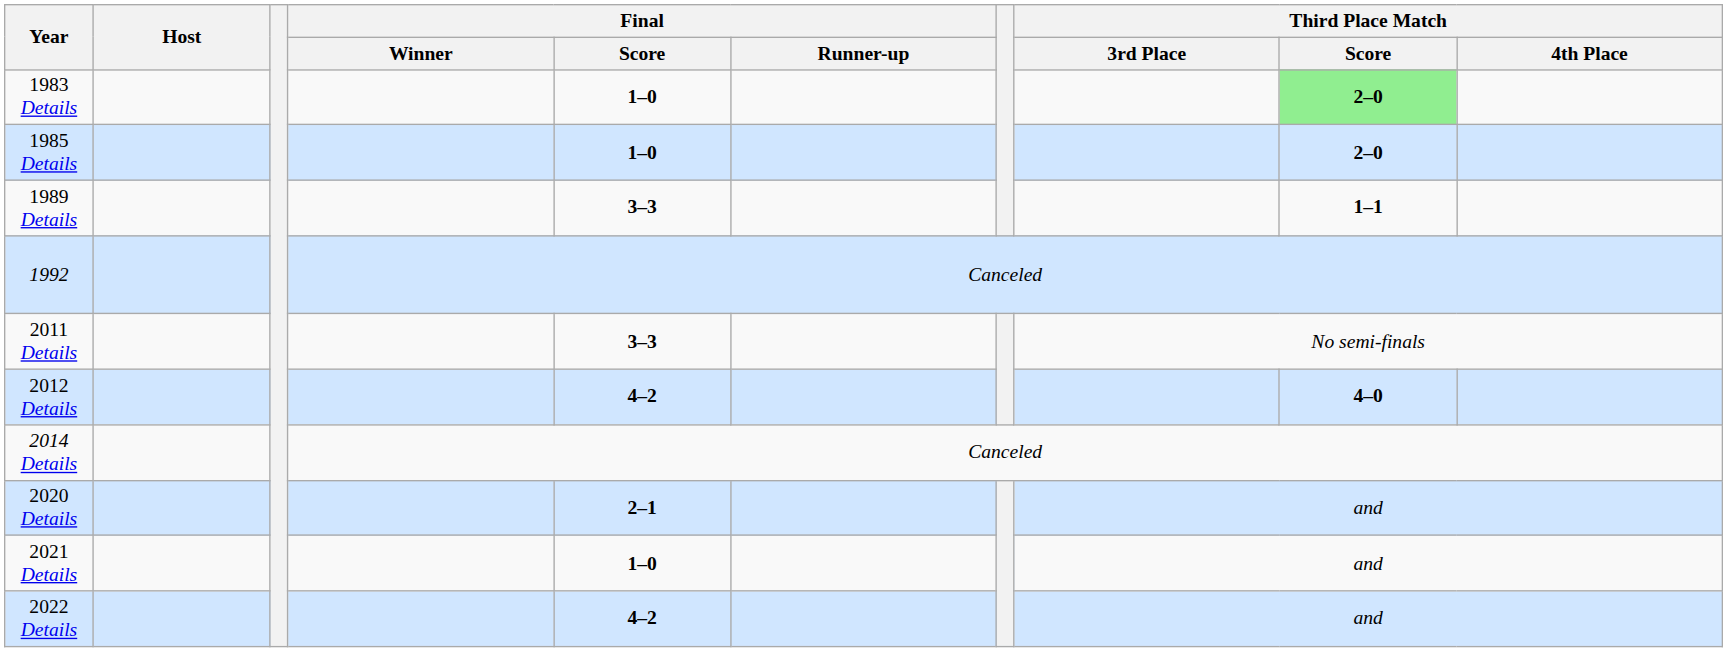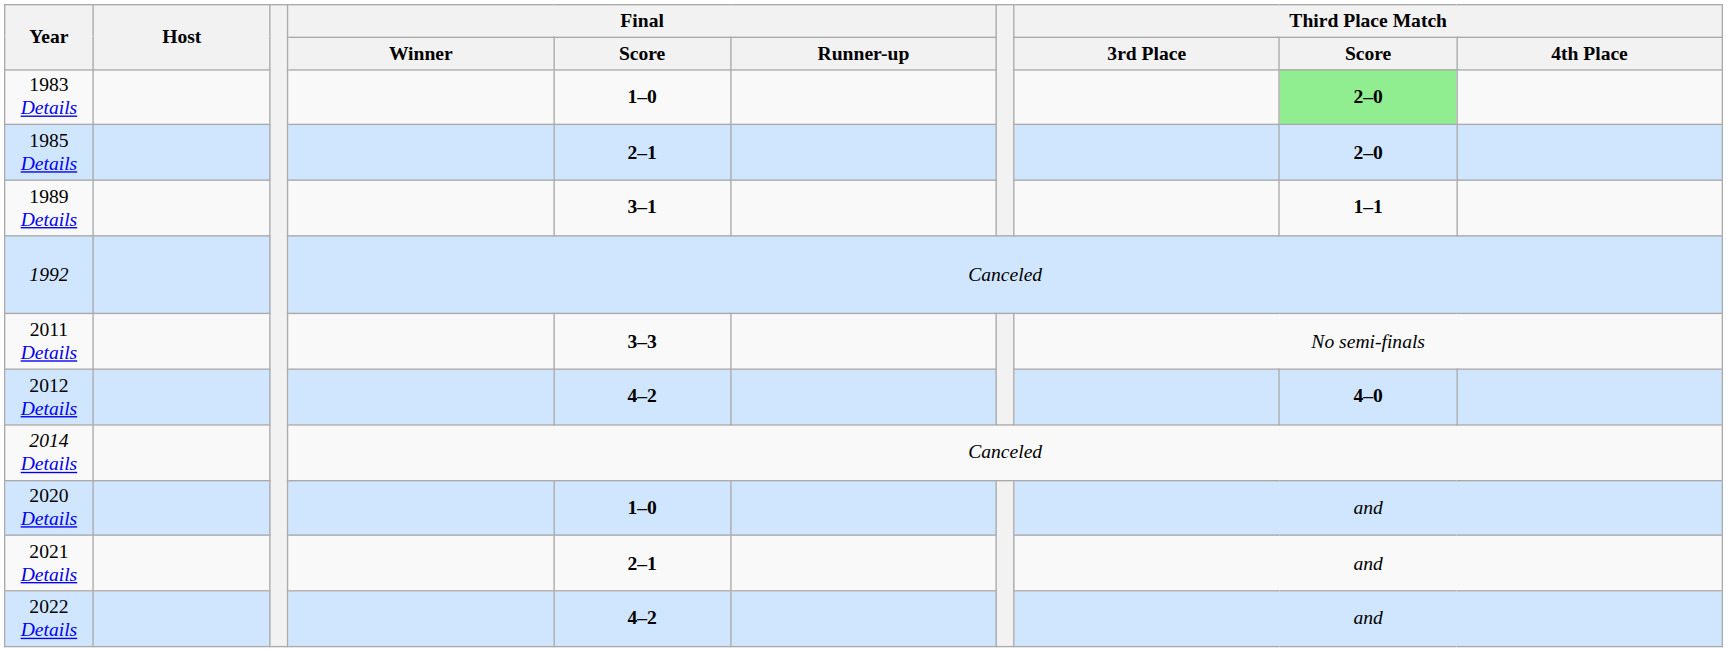(642, 152) 1–0 -> (642, 152) 2–1
(642, 208) 3–3 -> (642, 208) 3–1
(642, 508) 2–1 -> (642, 508) 1–0
(642, 563) 1–0 -> (642, 563) 2–1
